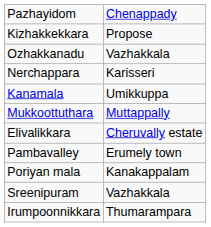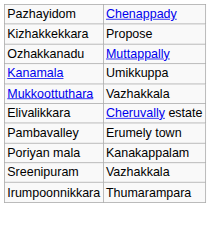(138, 53) Vazhakkala -> (138, 53) Muttappally
- row: (43, 73)
(138, 113) Muttappally -> (138, 93) Vazhakkala
